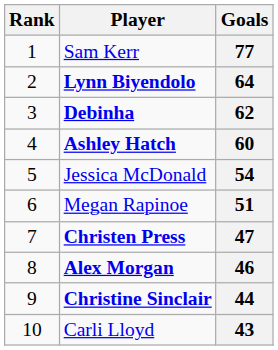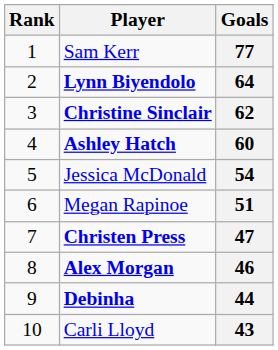(99, 112) Debinha -> (138, 112) Christine Sinclair
(138, 298) Christine Sinclair -> (99, 298) Debinha
